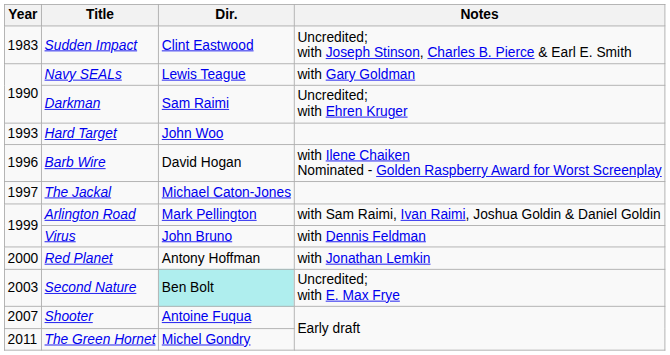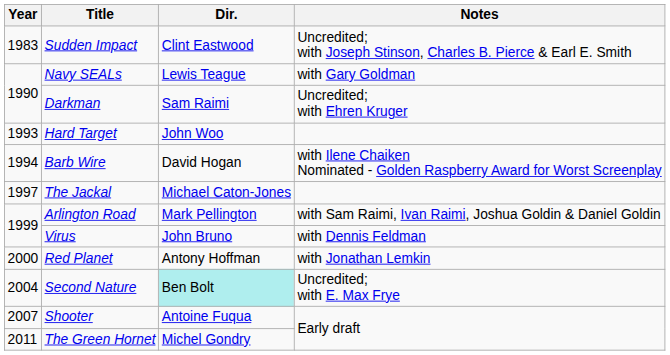(23, 163) 1996 -> (23, 163) 1994
(23, 287) 2003 -> (23, 287) 2004
